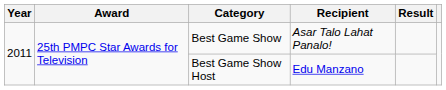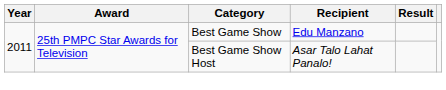(333, 38) Asar Talo Lahat Panalo! -> (328, 31) Edu Manzano
(328, 69) Edu Manzano -> (333, 56) Asar Talo Lahat Panalo!
